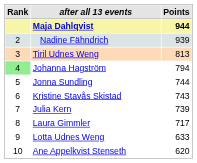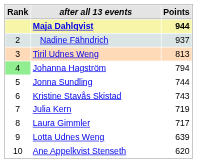(182, 40) 939 -> (182, 40) 937
(182, 110) 739 -> (182, 110) 719
(182, 137) 633 -> (182, 137) 639
